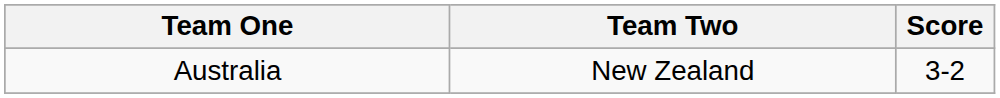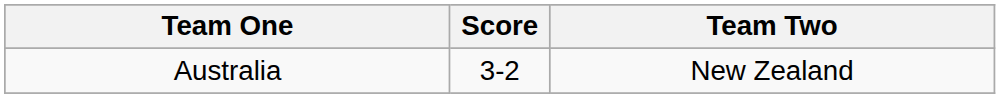columns swapped: (673, 26) <-> (945, 26)
